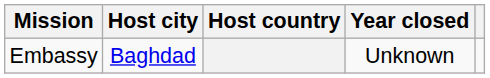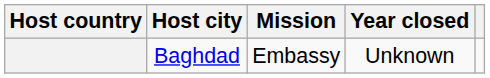columns swapped: (274, 21) <-> (54, 21)
